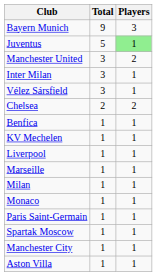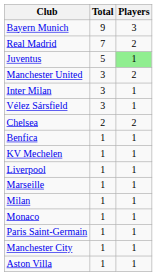+ row: (32, 43)
- row: (40, 232)
